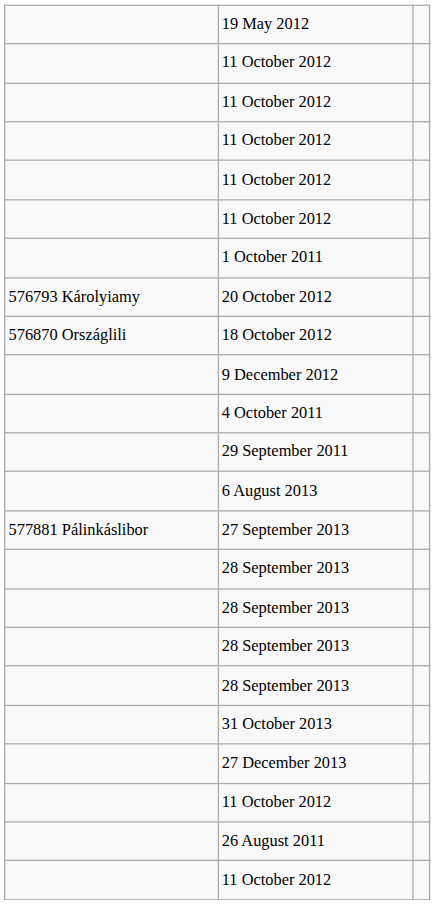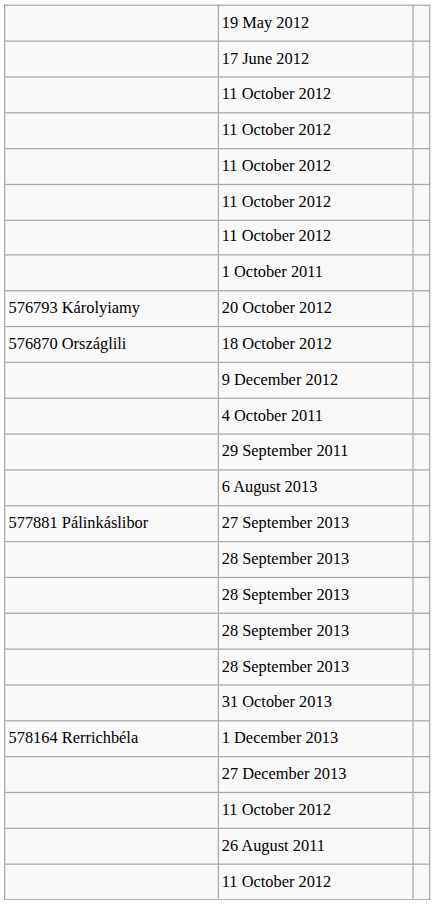+ row: (111, 59)
+ row: (73, 738)
